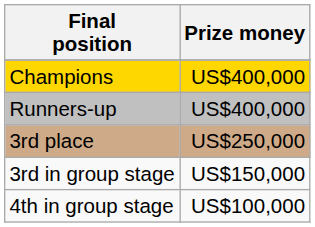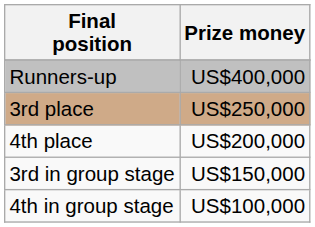- row: (61, 77)
+ row: (51, 142)
